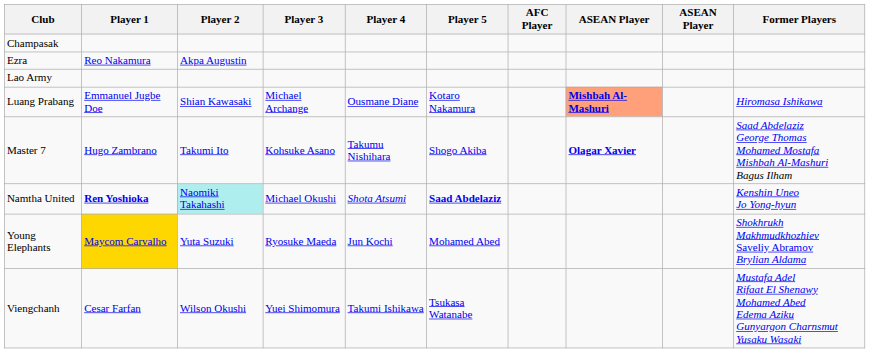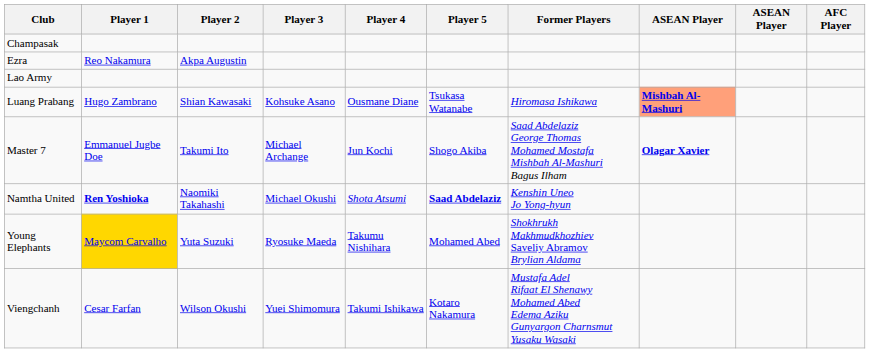columns swapped: (537, 19) <-> (799, 19)
(122, 101) Emmanuel Jugbe Doe -> (120, 101) Hugo Zambrano
(287, 101) Michael Archange -> (300, 101) Kohsuke Asano
(452, 101) Kotaro Nakamura -> (451, 101) Tsukasa Watanabe
(120, 150) Hugo Zambrano -> (122, 150) Emmanuel Jugbe Doe
(300, 150) Kohsuke Asano -> (287, 150) Michael Archange
(369, 150) Takumu Nishihara -> (370, 150) Jun Kochi
(202, 199) paleturquoise background -> (202, 199) no background
(370, 241) Jun Kochi -> (369, 241) Takumu Nishihara
(451, 308) Tsukasa Watanabe -> (452, 308) Kotaro Nakamura
